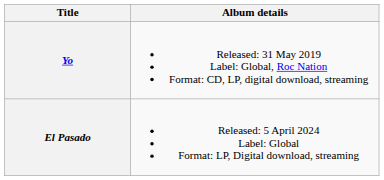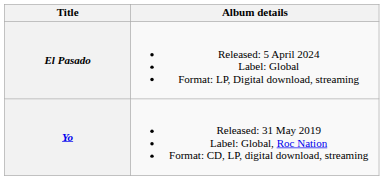rows swapped: (68, 60) <-> (68, 137)
